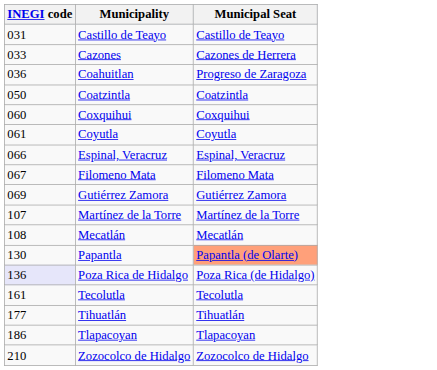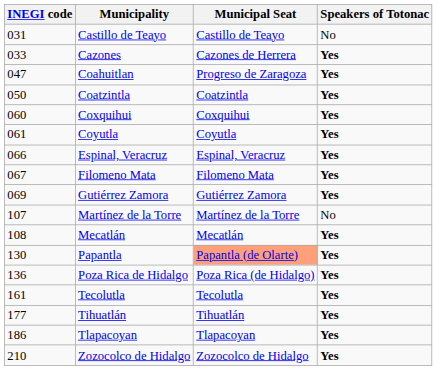+ column: (375, 14)
(17, 74) 036 -> (17, 74) 047
(17, 275) lavender background -> (17, 275) no background
